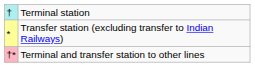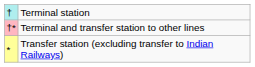rows swapped: (117, 33) <-> (112, 55)
